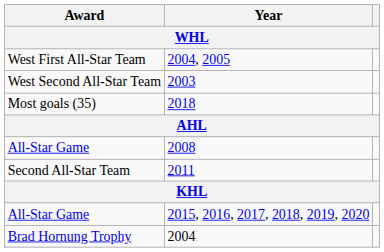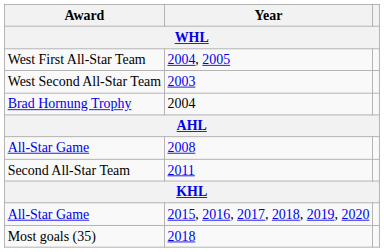rows swapped: (181, 236) <-> (181, 103)
